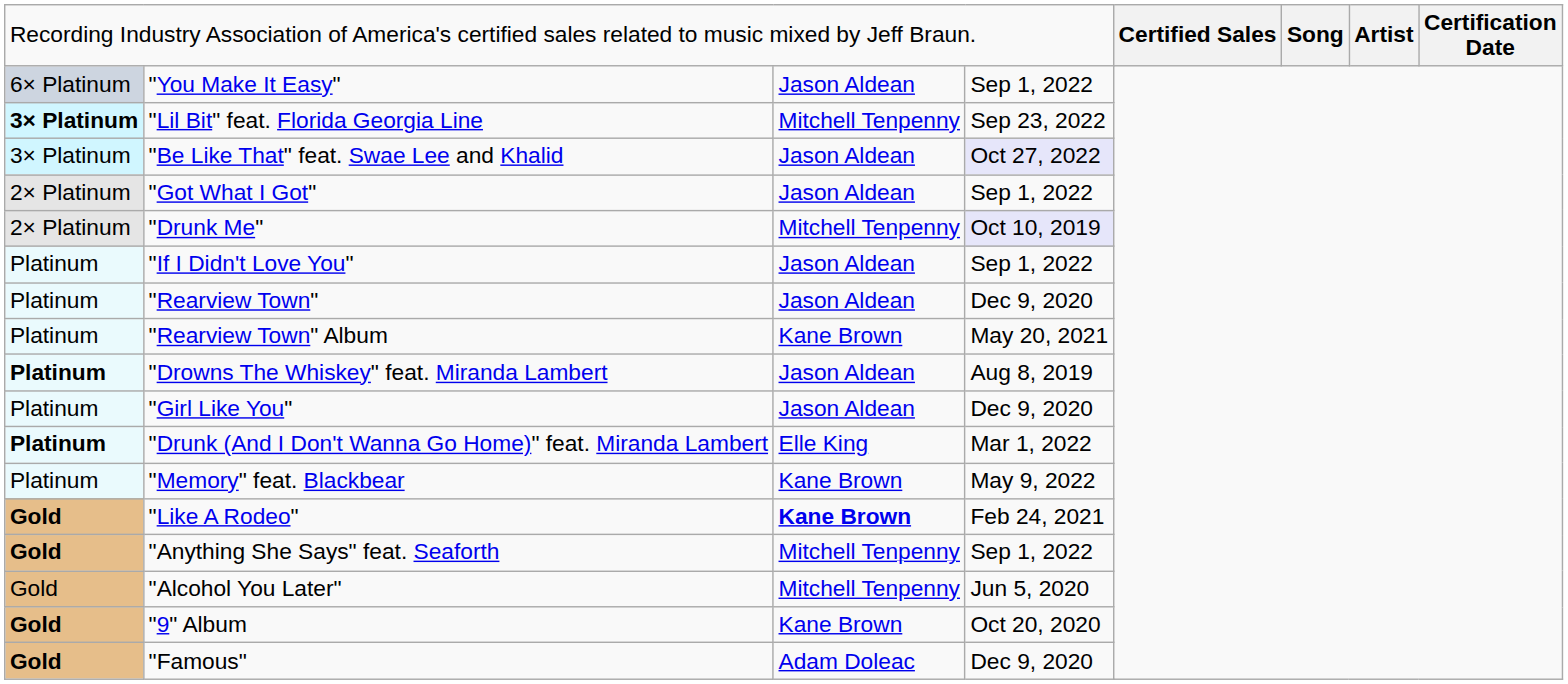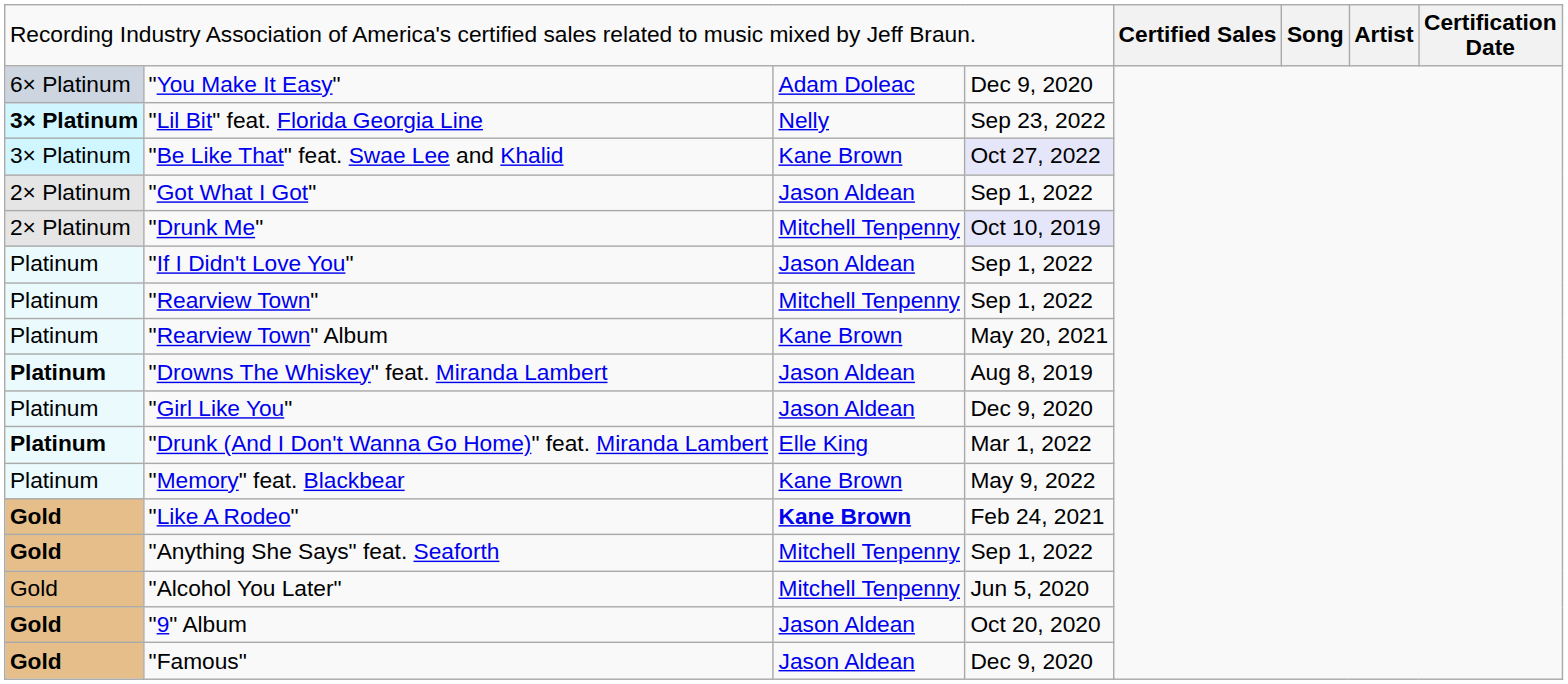(847, 84) Jason Aldean -> (847, 84) Adam Doleac
(1032, 84) Sep 1, 2022 -> (1032, 84) Dec 9, 2020
(869, 120) Mitchell Tenpenny -> (804, 120) Nelly
(847, 156) Jason Aldean -> (840, 156) Kane Brown
(847, 300) Jason Aldean -> (869, 300) Mitchell Tenpenny
(1032, 300) Dec 9, 2020 -> (1032, 300) Sep 1, 2022
(840, 624) Kane Brown -> (847, 624) Jason Aldean
(847, 660) Adam Doleac -> (847, 660) Jason Aldean
